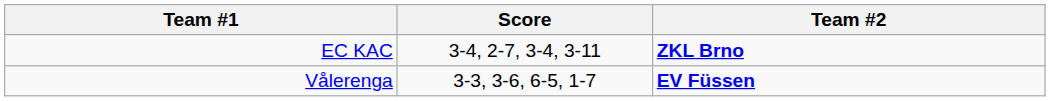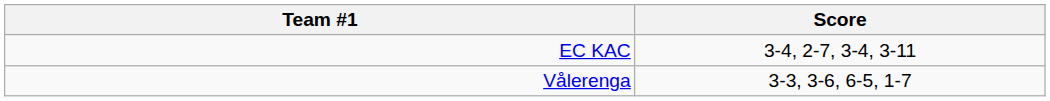- column: (849, 19)
